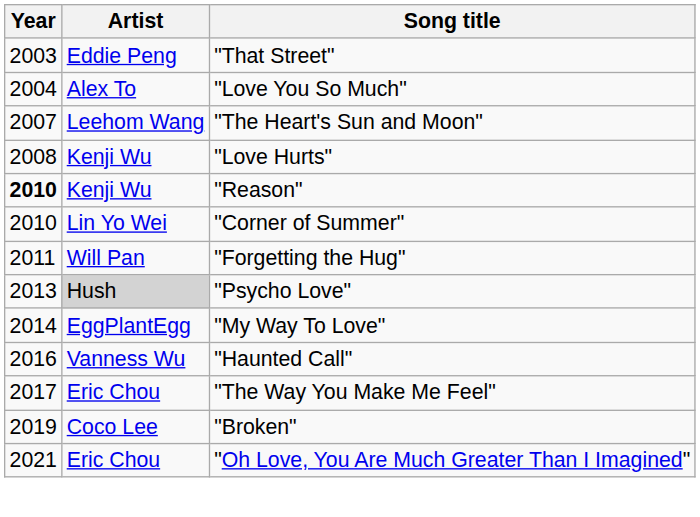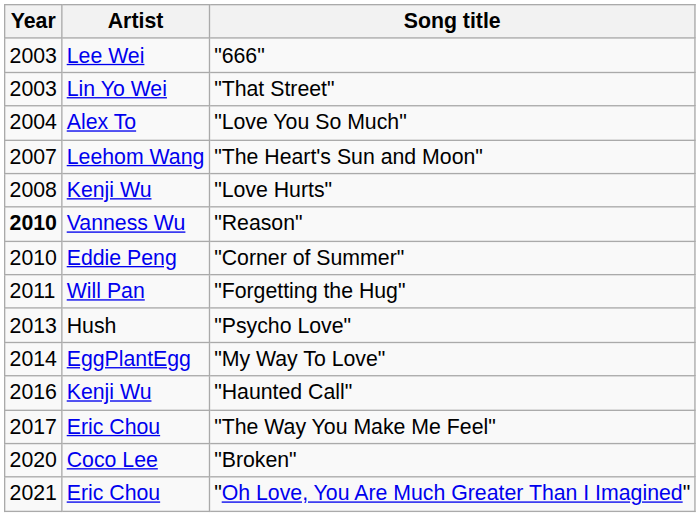+ row: (239, 55)
(122, 55) Eddie Peng -> (117, 88) Lin Yo Wei
(109, 190) Kenji Wu -> (126, 223) Vanness Wu
(117, 223) Lin Yo Wei -> (122, 257) Eddie Peng
(92, 291) lightgrey background -> (92, 325) no background
(126, 358) Vanness Wu -> (109, 392) Kenji Wu
(33, 426) 2019 -> (33, 460) 2020
